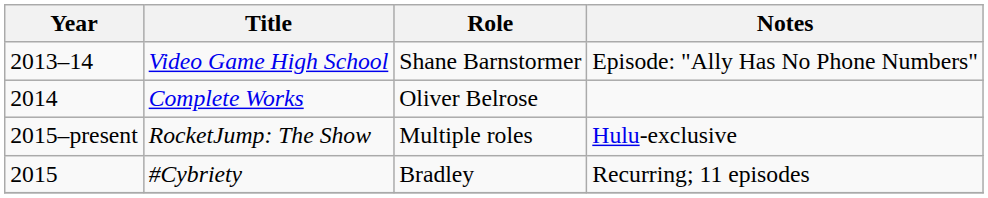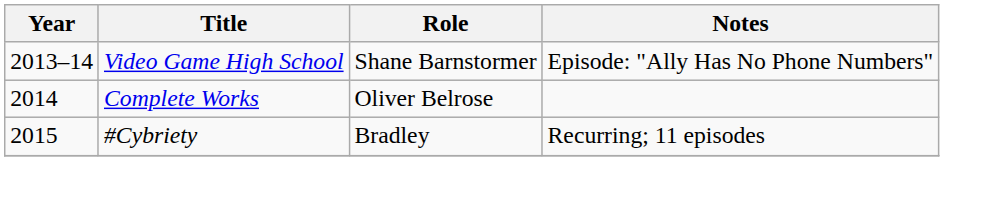- row: (260, 135)
